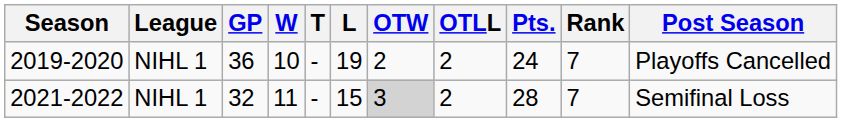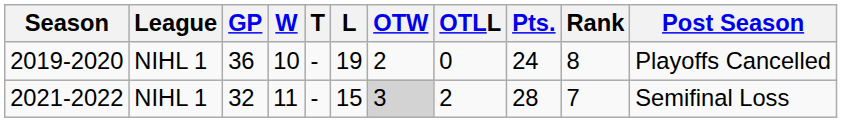(446, 60) 2 -> (446, 60) 0
(573, 60) 7 -> (573, 60) 8
